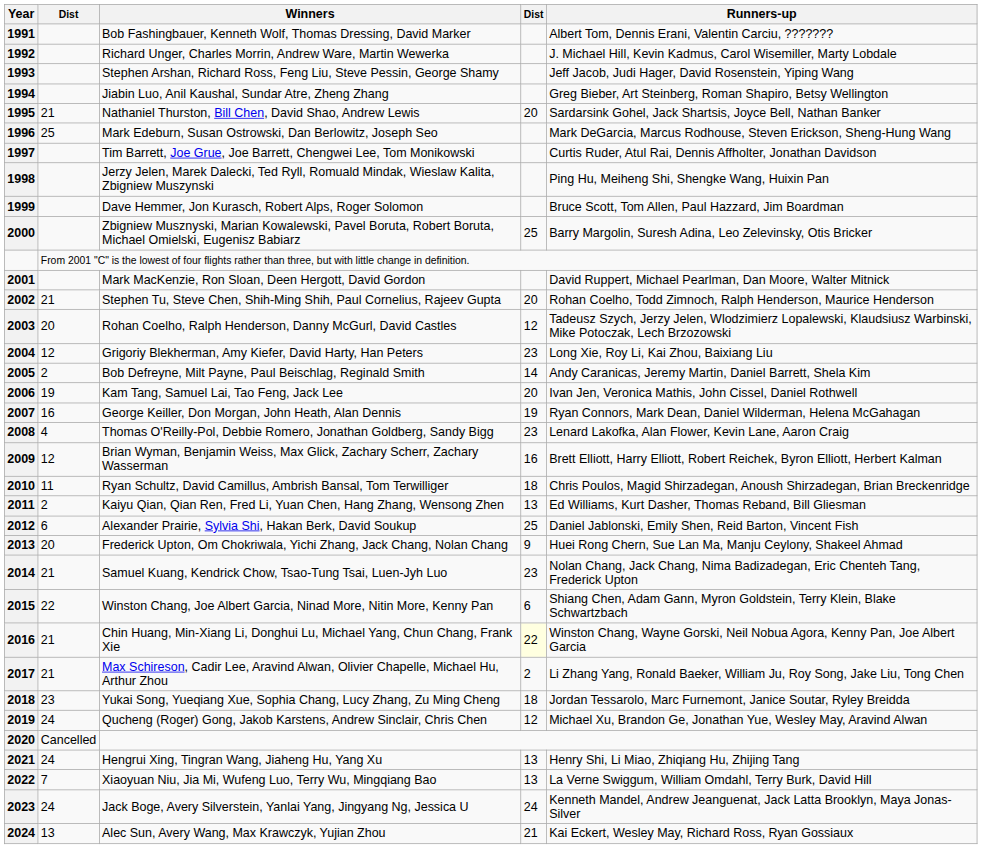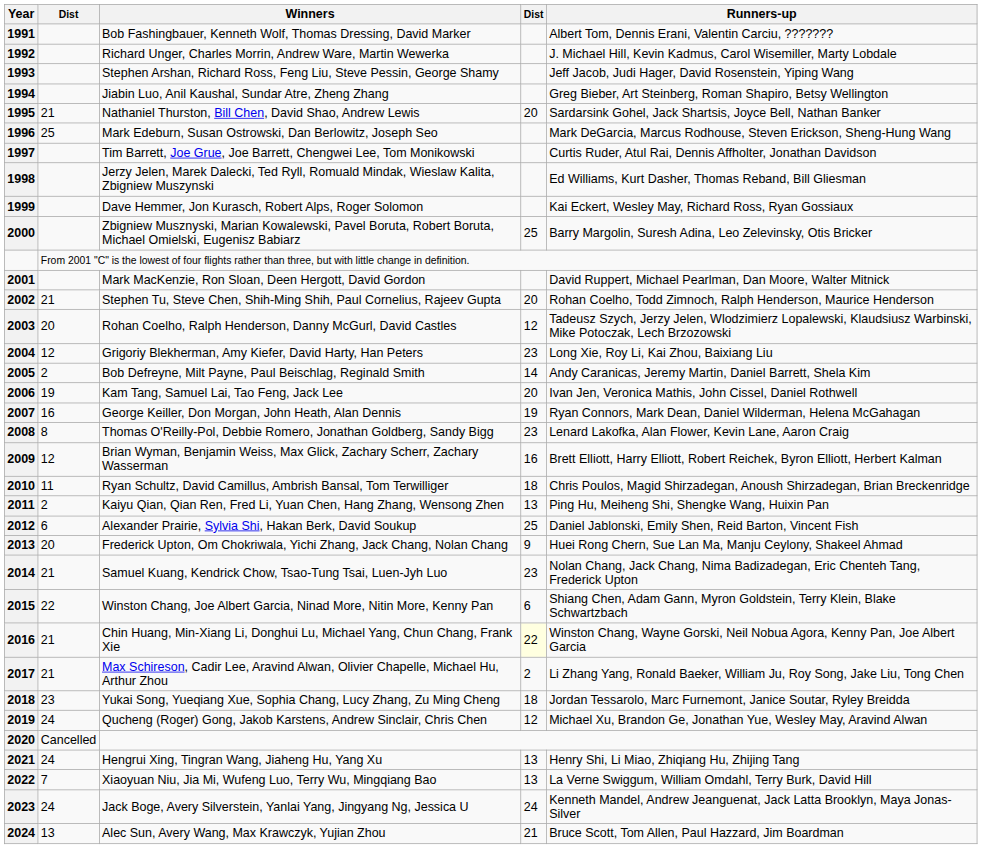(689, 179) Ping Hu, Meiheng Shi, Shengke Wang, Huixin Pan -> (708, 179) Ed Williams, Kurt Dasher, Thomas Reband, Bill Gliesman
(696, 206) Bruce Scott, Tom Allen, Paul Hazzard, Jim Boardman -> (701, 206) Kai Eckert, Wesley May, Richard Ross, Ryan Gossiaux
(44, 432) 4 -> (44, 432) 8
(708, 505) Ed Williams, Kurt Dasher, Thomas Reband, Bill Gliesman -> (689, 505) Ping Hu, Meiheng Shi, Shengke Wang, Huixin Pan
(701, 833) Kai Eckert, Wesley May, Richard Ross, Ryan Gossiaux -> (696, 833) Bruce Scott, Tom Allen, Paul Hazzard, Jim Boardman
